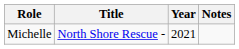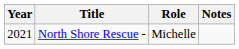columns swapped: (183, 14) <-> (29, 14)
